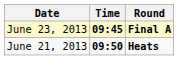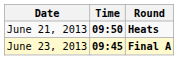rows swapped: (47, 46) <-> (47, 30)
